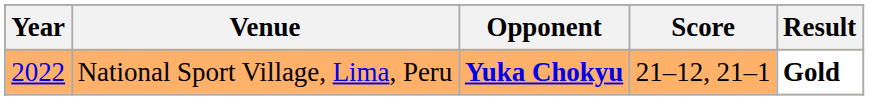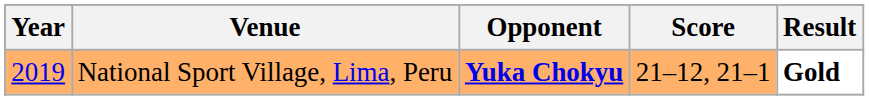(38, 71) 2022 -> (38, 71) 2019
